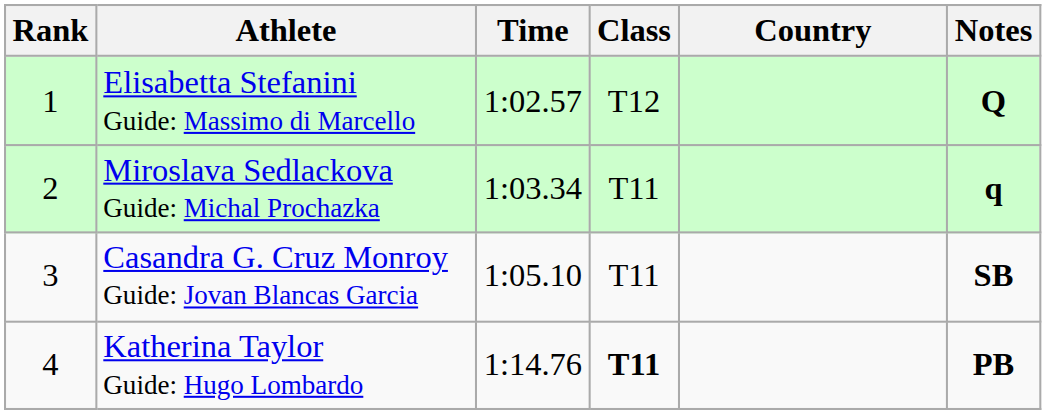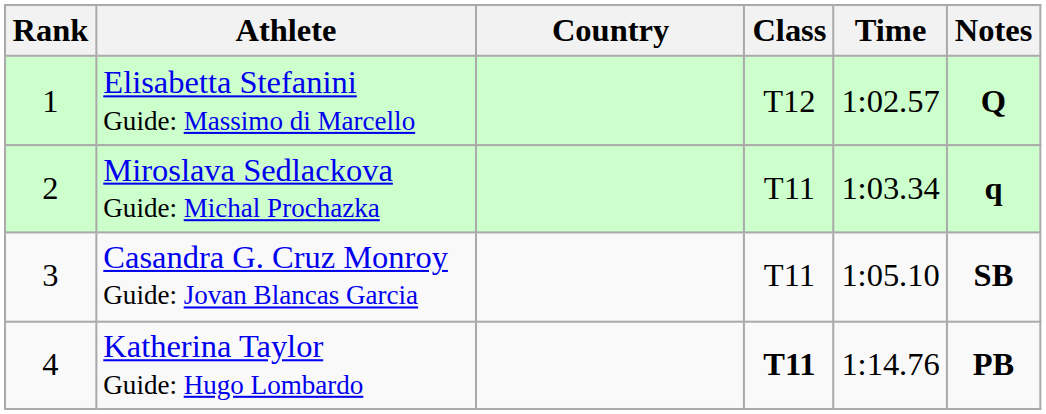columns swapped: (813, 30) <-> (533, 30)
